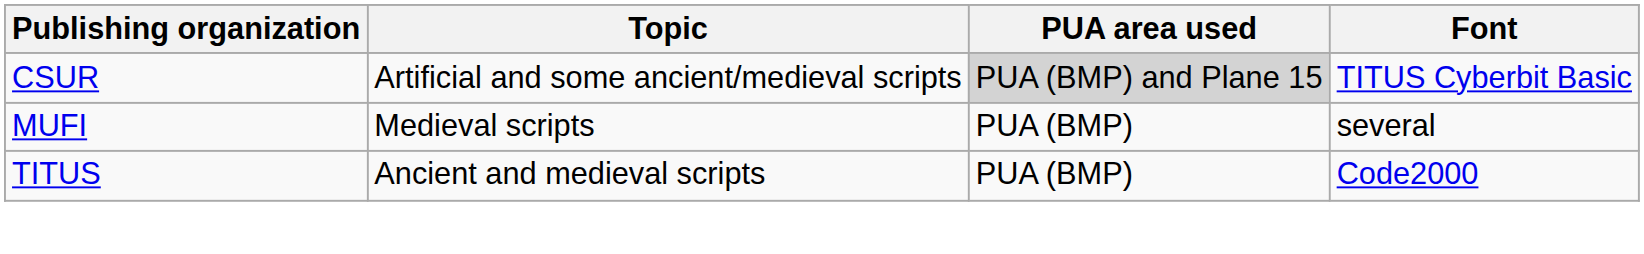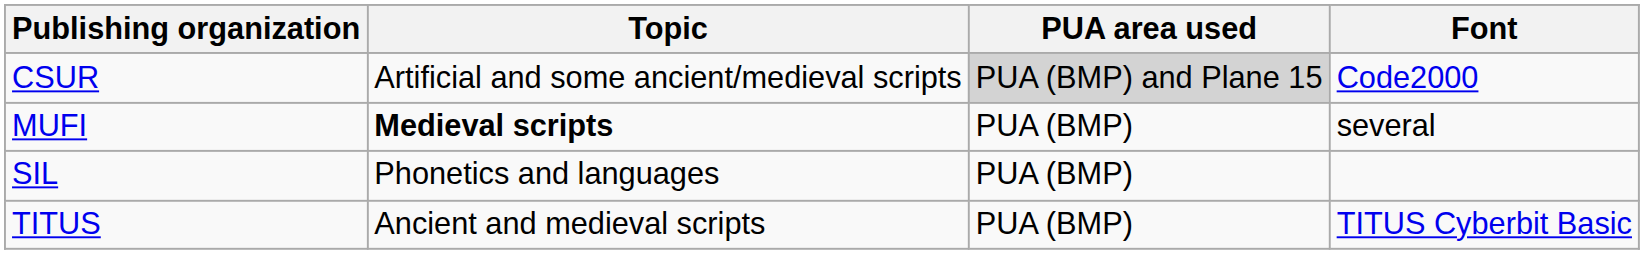(1484, 77) TITUS Cyberbit Basic -> (1408, 77) Code2000
(484, 126) normal -> (494, 126) bold
+ row: (35, 175)
(1408, 175) Code2000 -> (1484, 223) TITUS Cyberbit Basic
